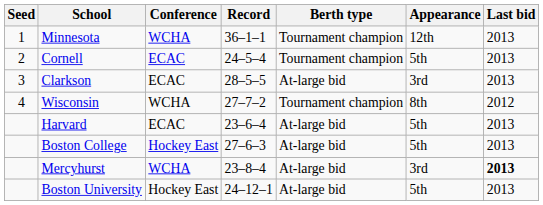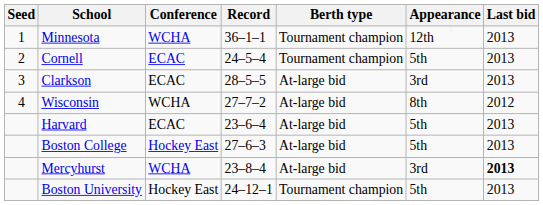(341, 102) Tournament champion -> (312, 102) At-large bid
(312, 189) At-large bid -> (341, 189) Tournament champion
